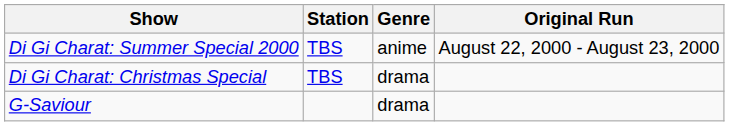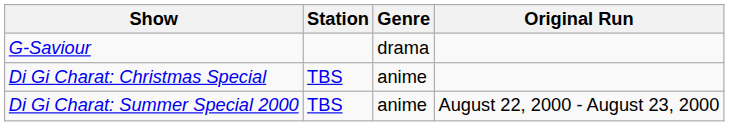rows swapped: (154, 47) <-> (50, 105)
(403, 76) drama -> (402, 76) anime
